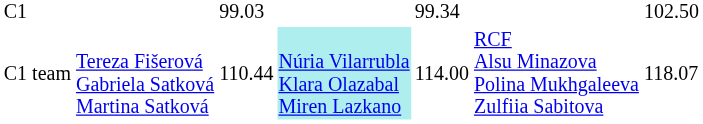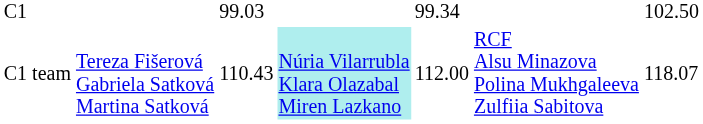(246, 73) 110.44 -> (246, 73) 110.43
(442, 73) 114.00 -> (442, 73) 112.00
